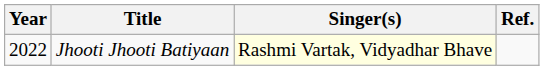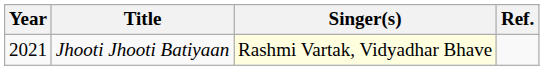(28, 49) 2022 -> (28, 49) 2021
